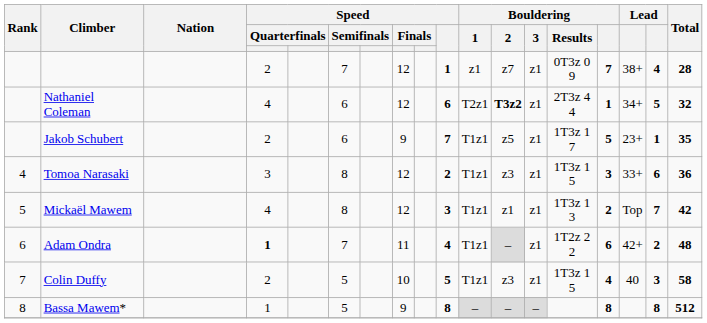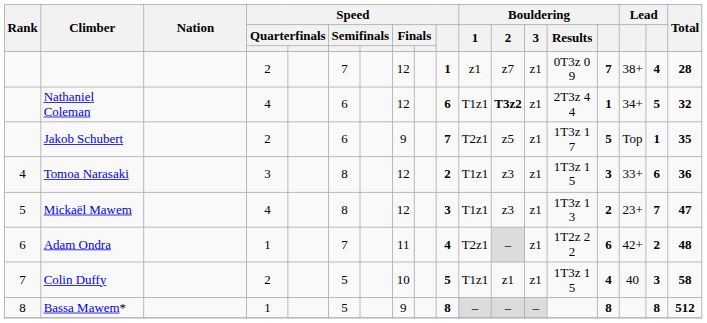(475, 104) T2z1 -> (475, 104) T1z1
(475, 139) T1z1 -> (475, 139) T2z1
(633, 139) 23+ -> (633, 139) Top
(508, 209) z1 -> (508, 209) z3
(633, 209) Top -> (633, 209) 23+
(685, 209) 42 -> (685, 209) 47
(267, 244) bold -> (267, 244) normal
(475, 244) T1z1 -> (475, 244) T2z1
(508, 279) z3 -> (508, 279) z1
